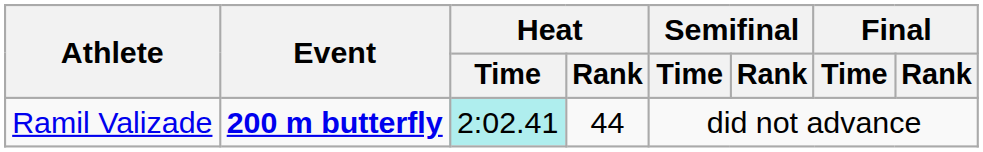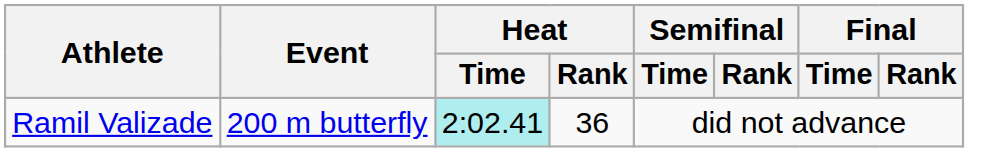(335, 123) bold -> (327, 123) normal
(607, 123) 44 -> (592, 123) 36
